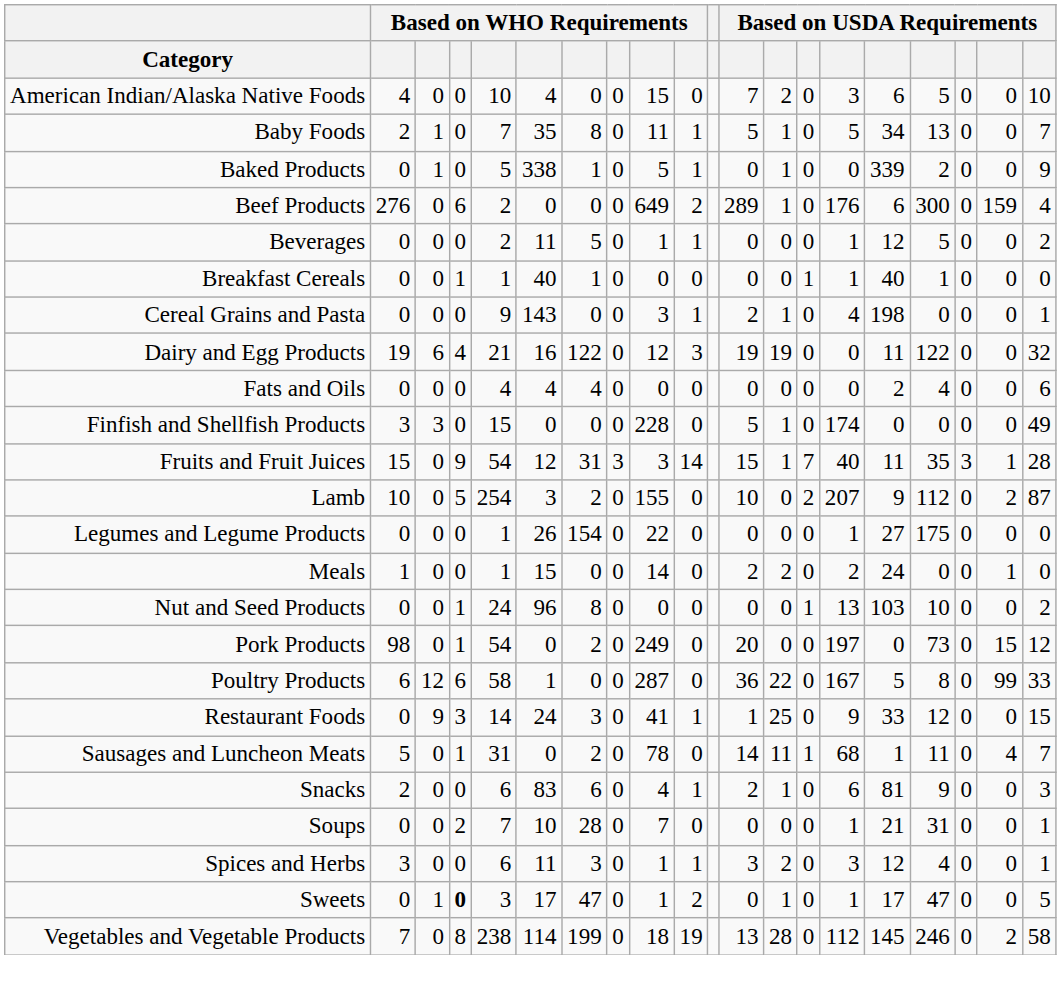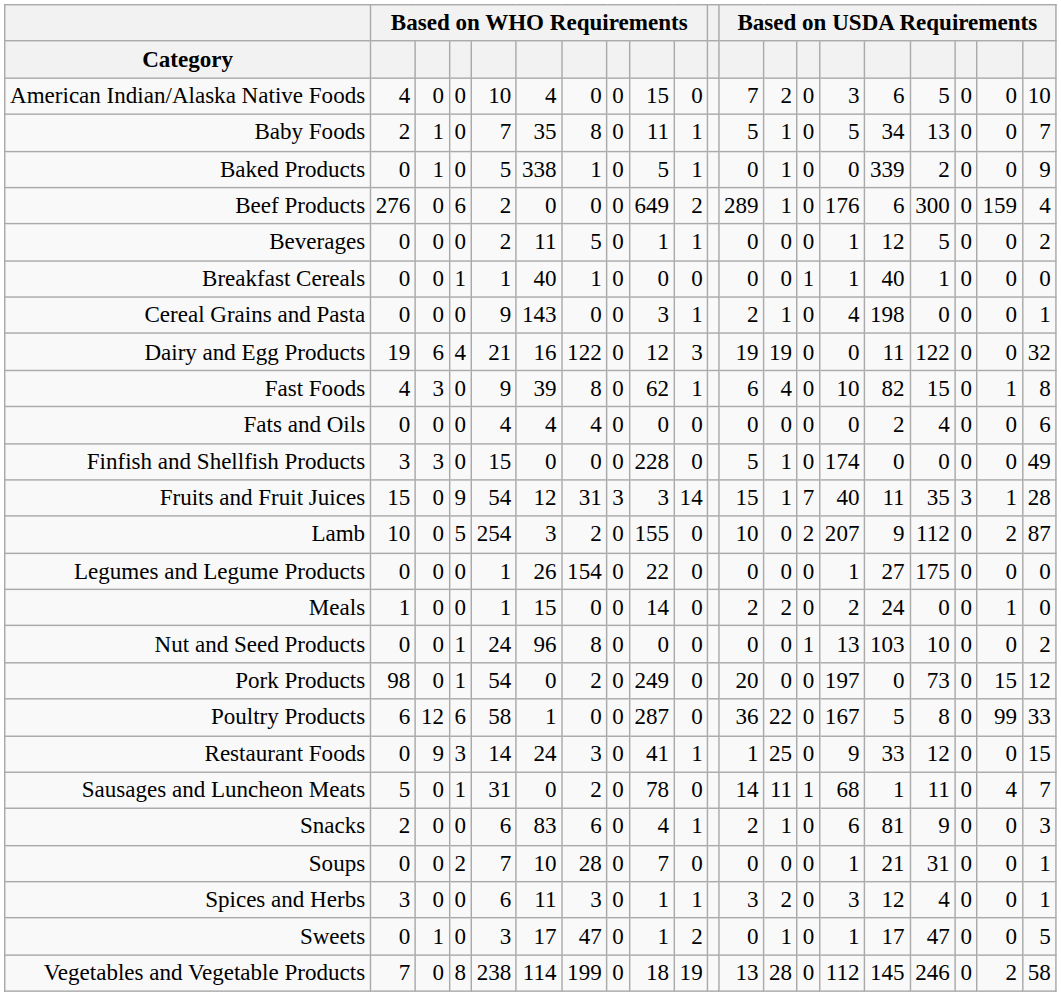+ row: (315, 388)
(460, 899) bold -> (460, 936) normal
